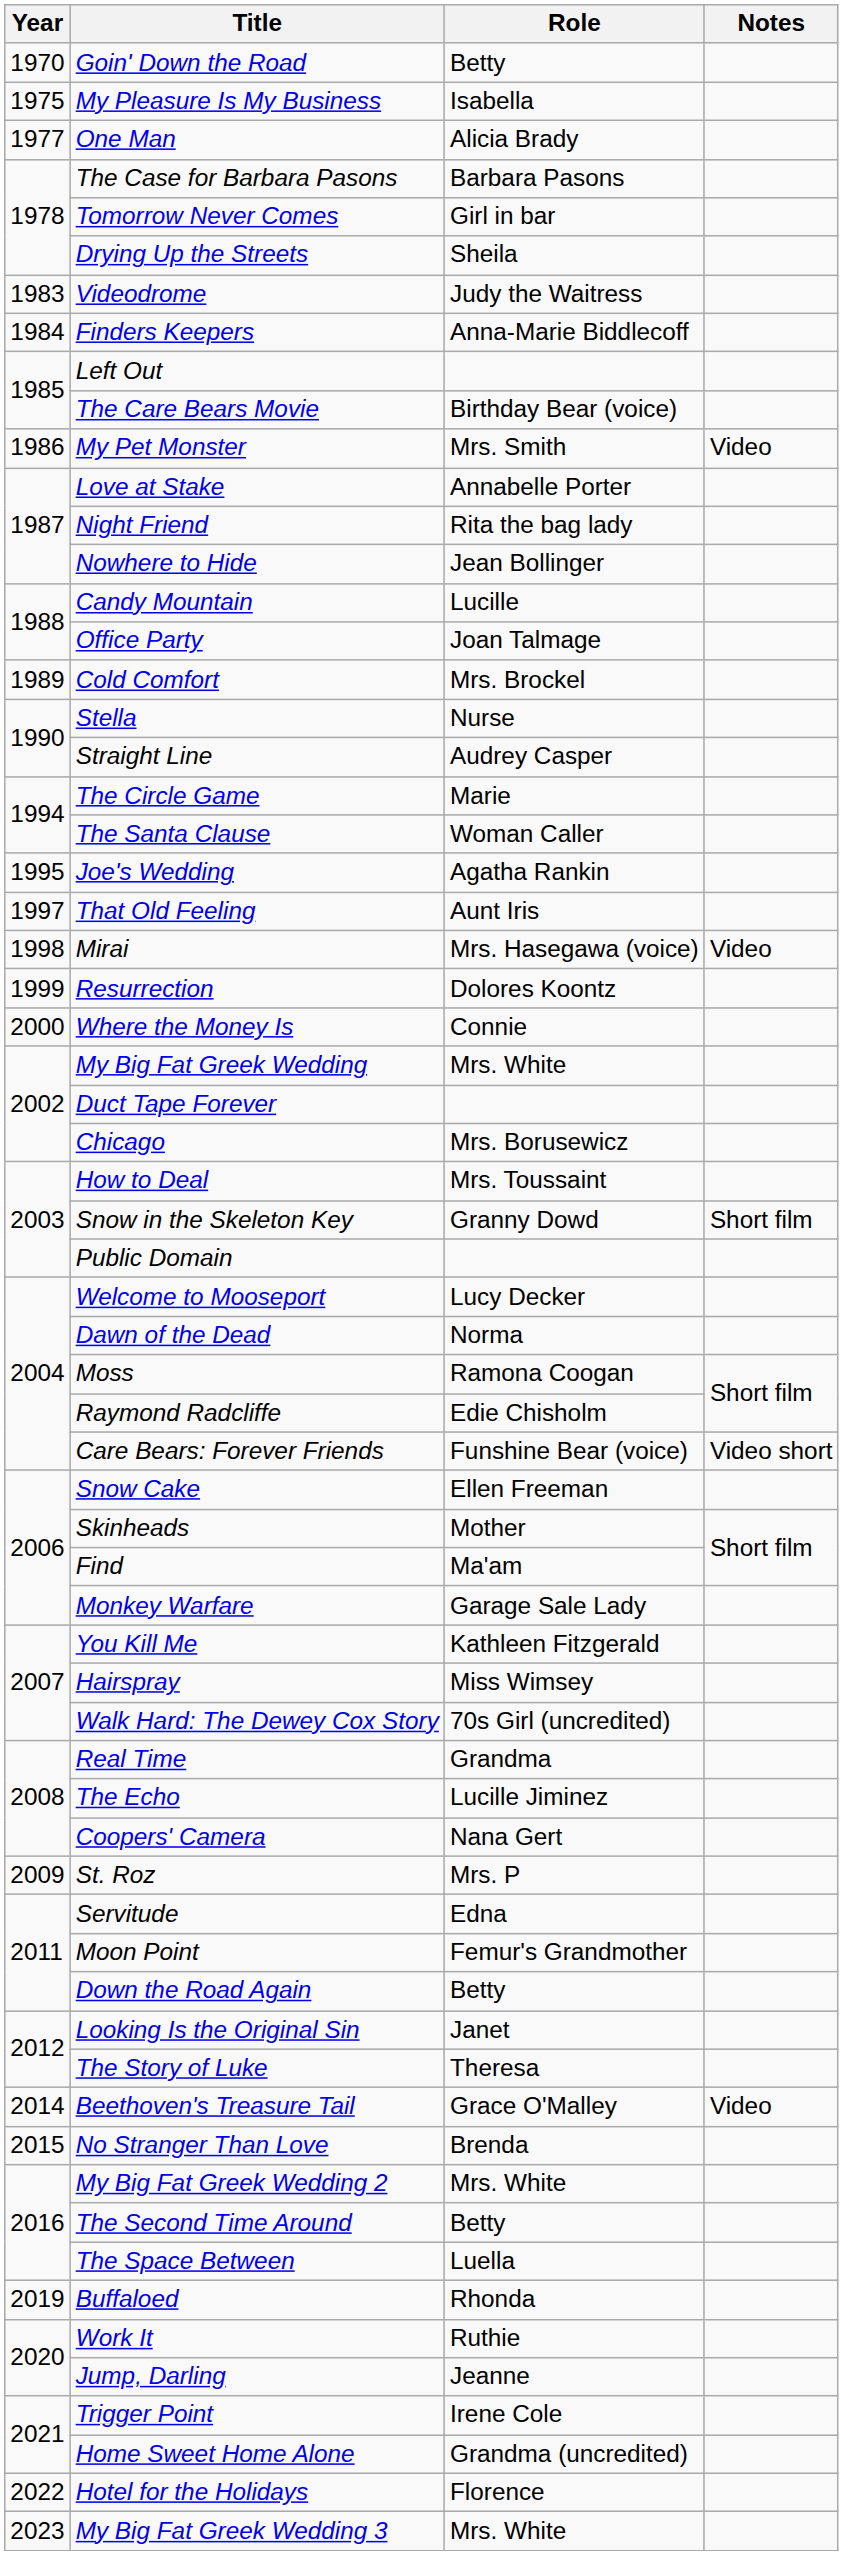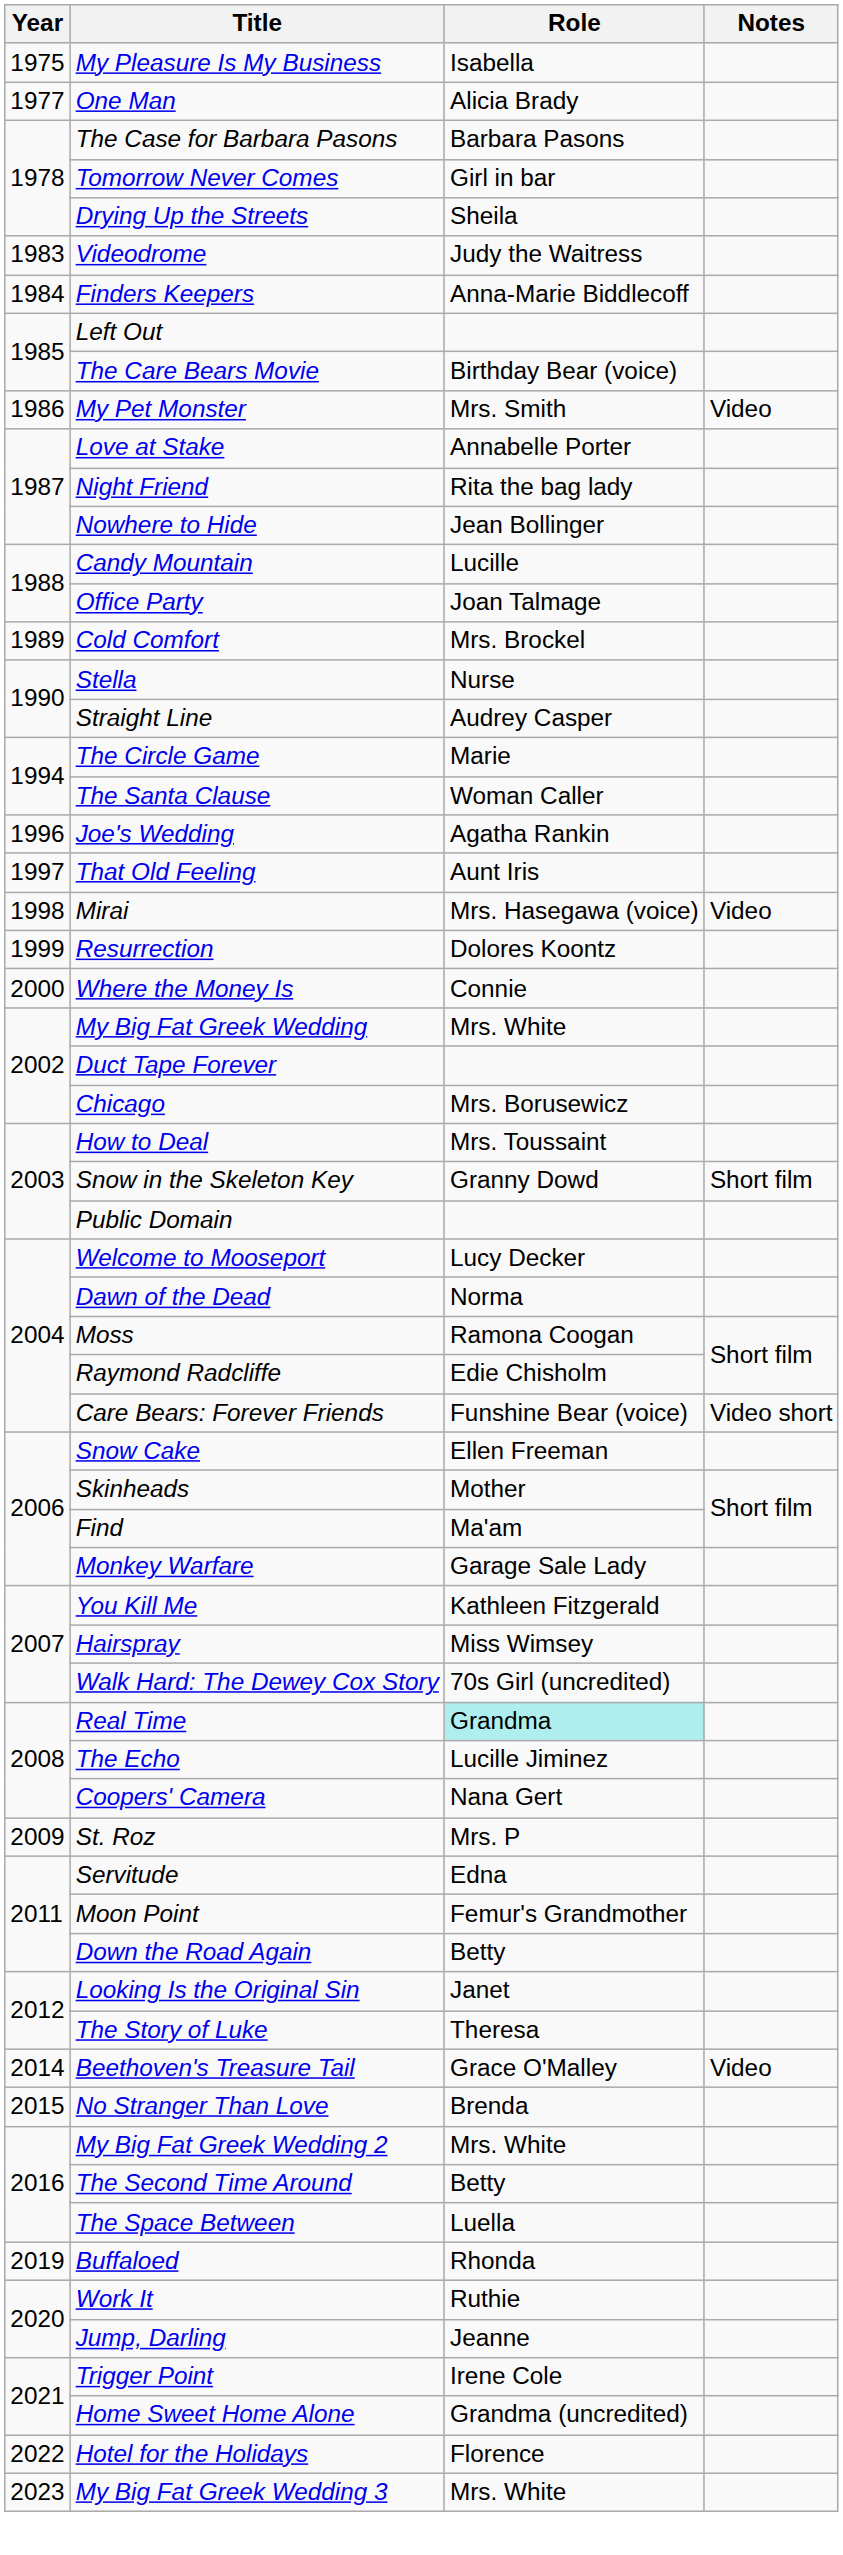- row: (191, 62)
(37, 872) 1995 -> (37, 833) 1996
(501, 1759) no background -> (501, 1720) paleturquoise background
